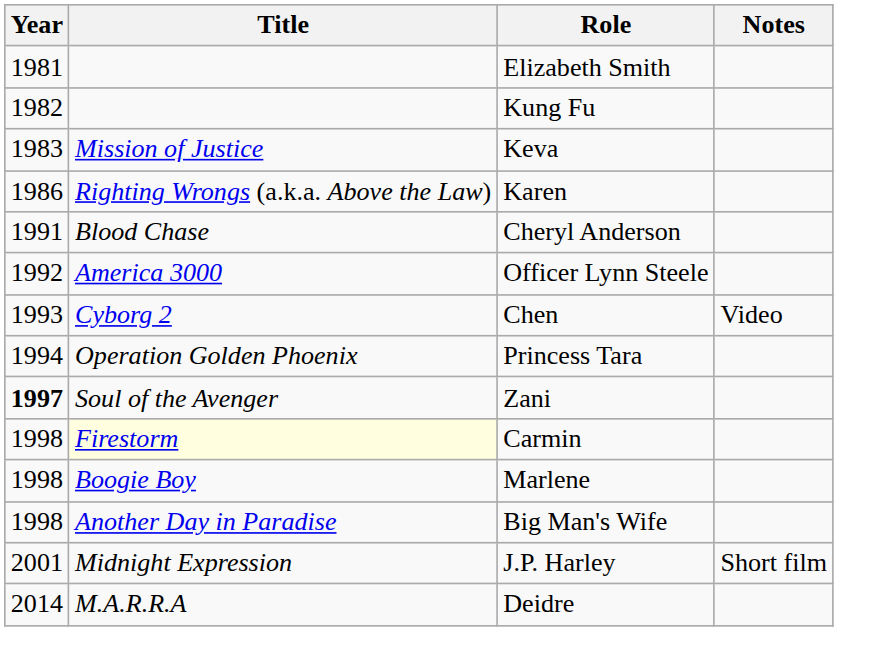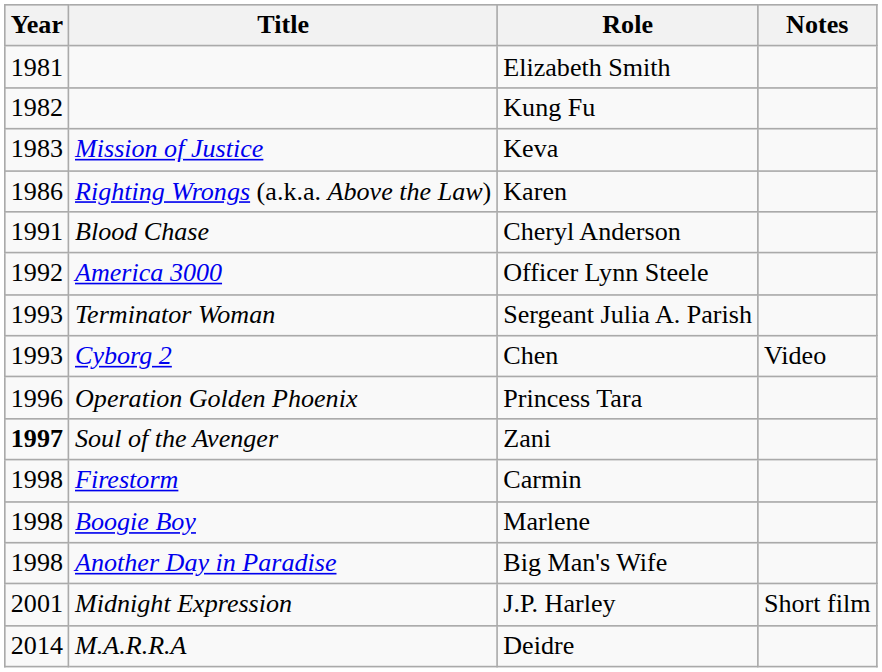+ row: (628, 314)
(37, 356) 1994 -> (37, 397) 1996
(127, 438) lightyellow background -> (127, 480) no background
